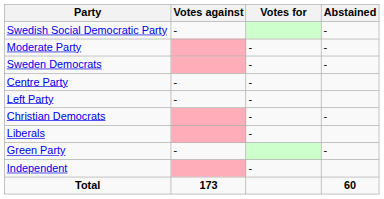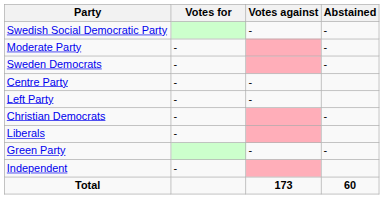columns swapped: (283, 13) <-> (209, 13)
